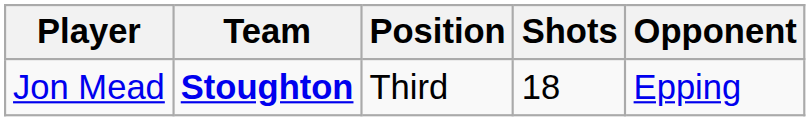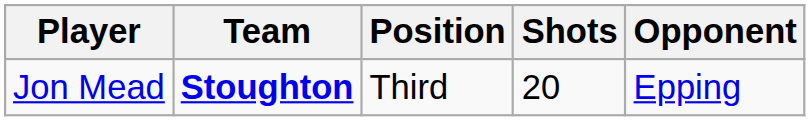(541, 86) 18 -> (541, 86) 20
